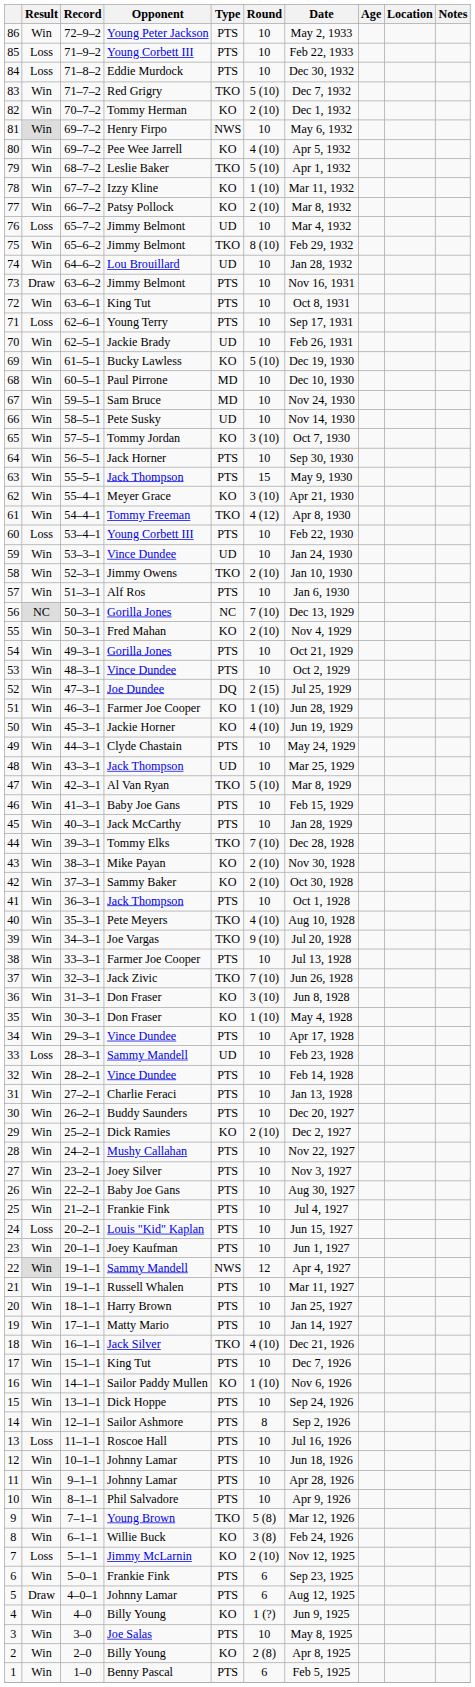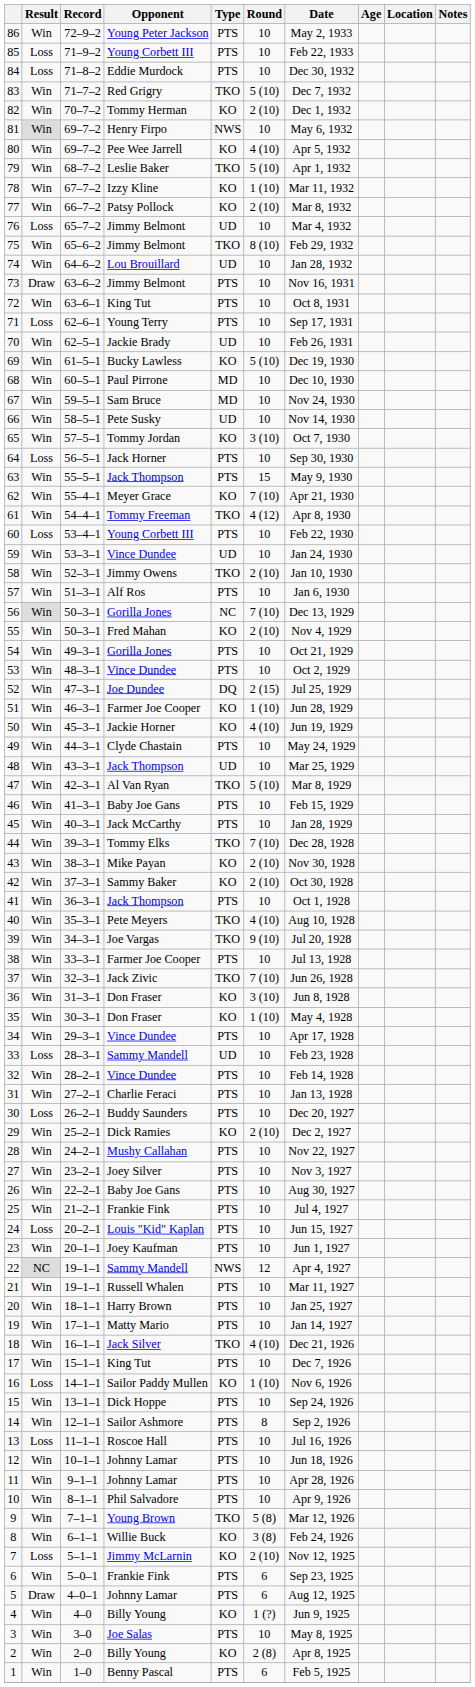(42, 457) Win -> (41, 457) Loss
(264, 496) 3 (10) -> (264, 496) 7 (10)
(41, 611) NC -> (42, 611) Win
(42, 1113) Win -> (41, 1113) Loss
(42, 1267) Win -> (41, 1267) NC
(42, 1383) Win -> (41, 1383) Loss
